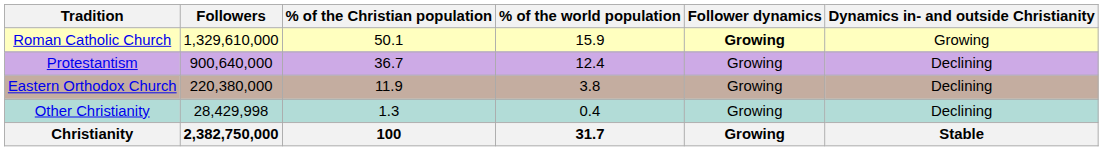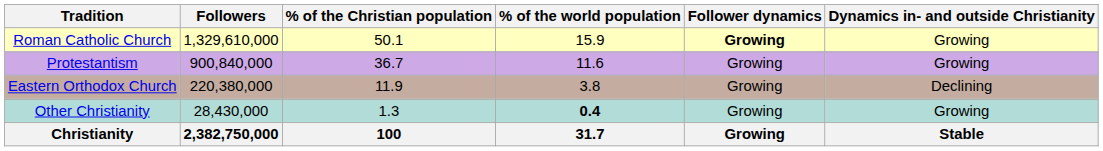(231, 63) 900,640,000 -> (231, 63) 900,840,000
(590, 63) 12.4 -> (590, 63) 11.6
(962, 63) Declining -> (962, 63) Growing
(231, 110) 28,429,998 -> (231, 110) 28,430,000
(590, 110) normal -> (590, 110) bold
(962, 110) Declining -> (962, 110) Growing
